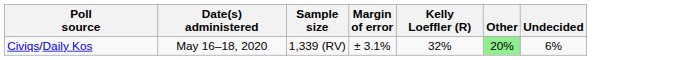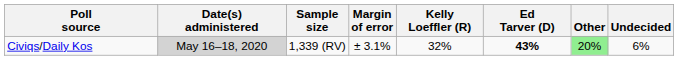+ column: (527, 21)
(222, 46) no background -> (222, 46) lightgrey background
